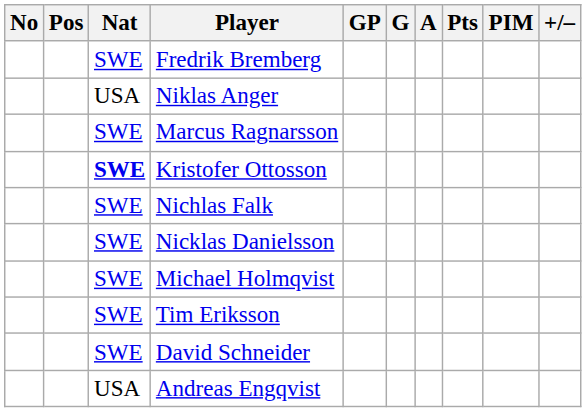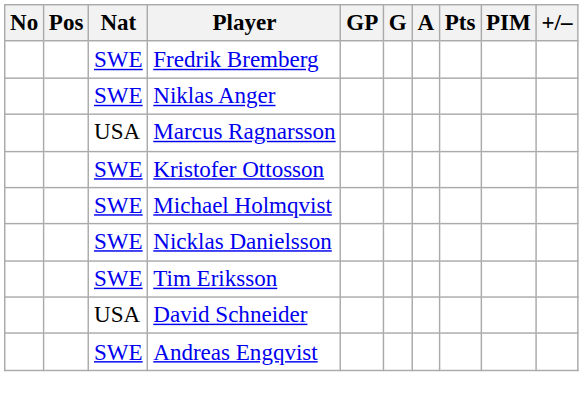(117, 95) USA -> (118, 95) SWE
(118, 132) SWE -> (117, 132) USA
(120, 168) bold -> (118, 168) normal
- row: (214, 205)
rows swapped: (245, 242) <-> (245, 278)
(118, 351) SWE -> (117, 315) USA
(117, 388) USA -> (118, 351) SWE
